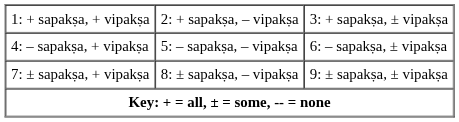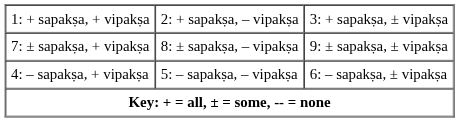rows swapped: (80, 46) <-> (80, 74)
